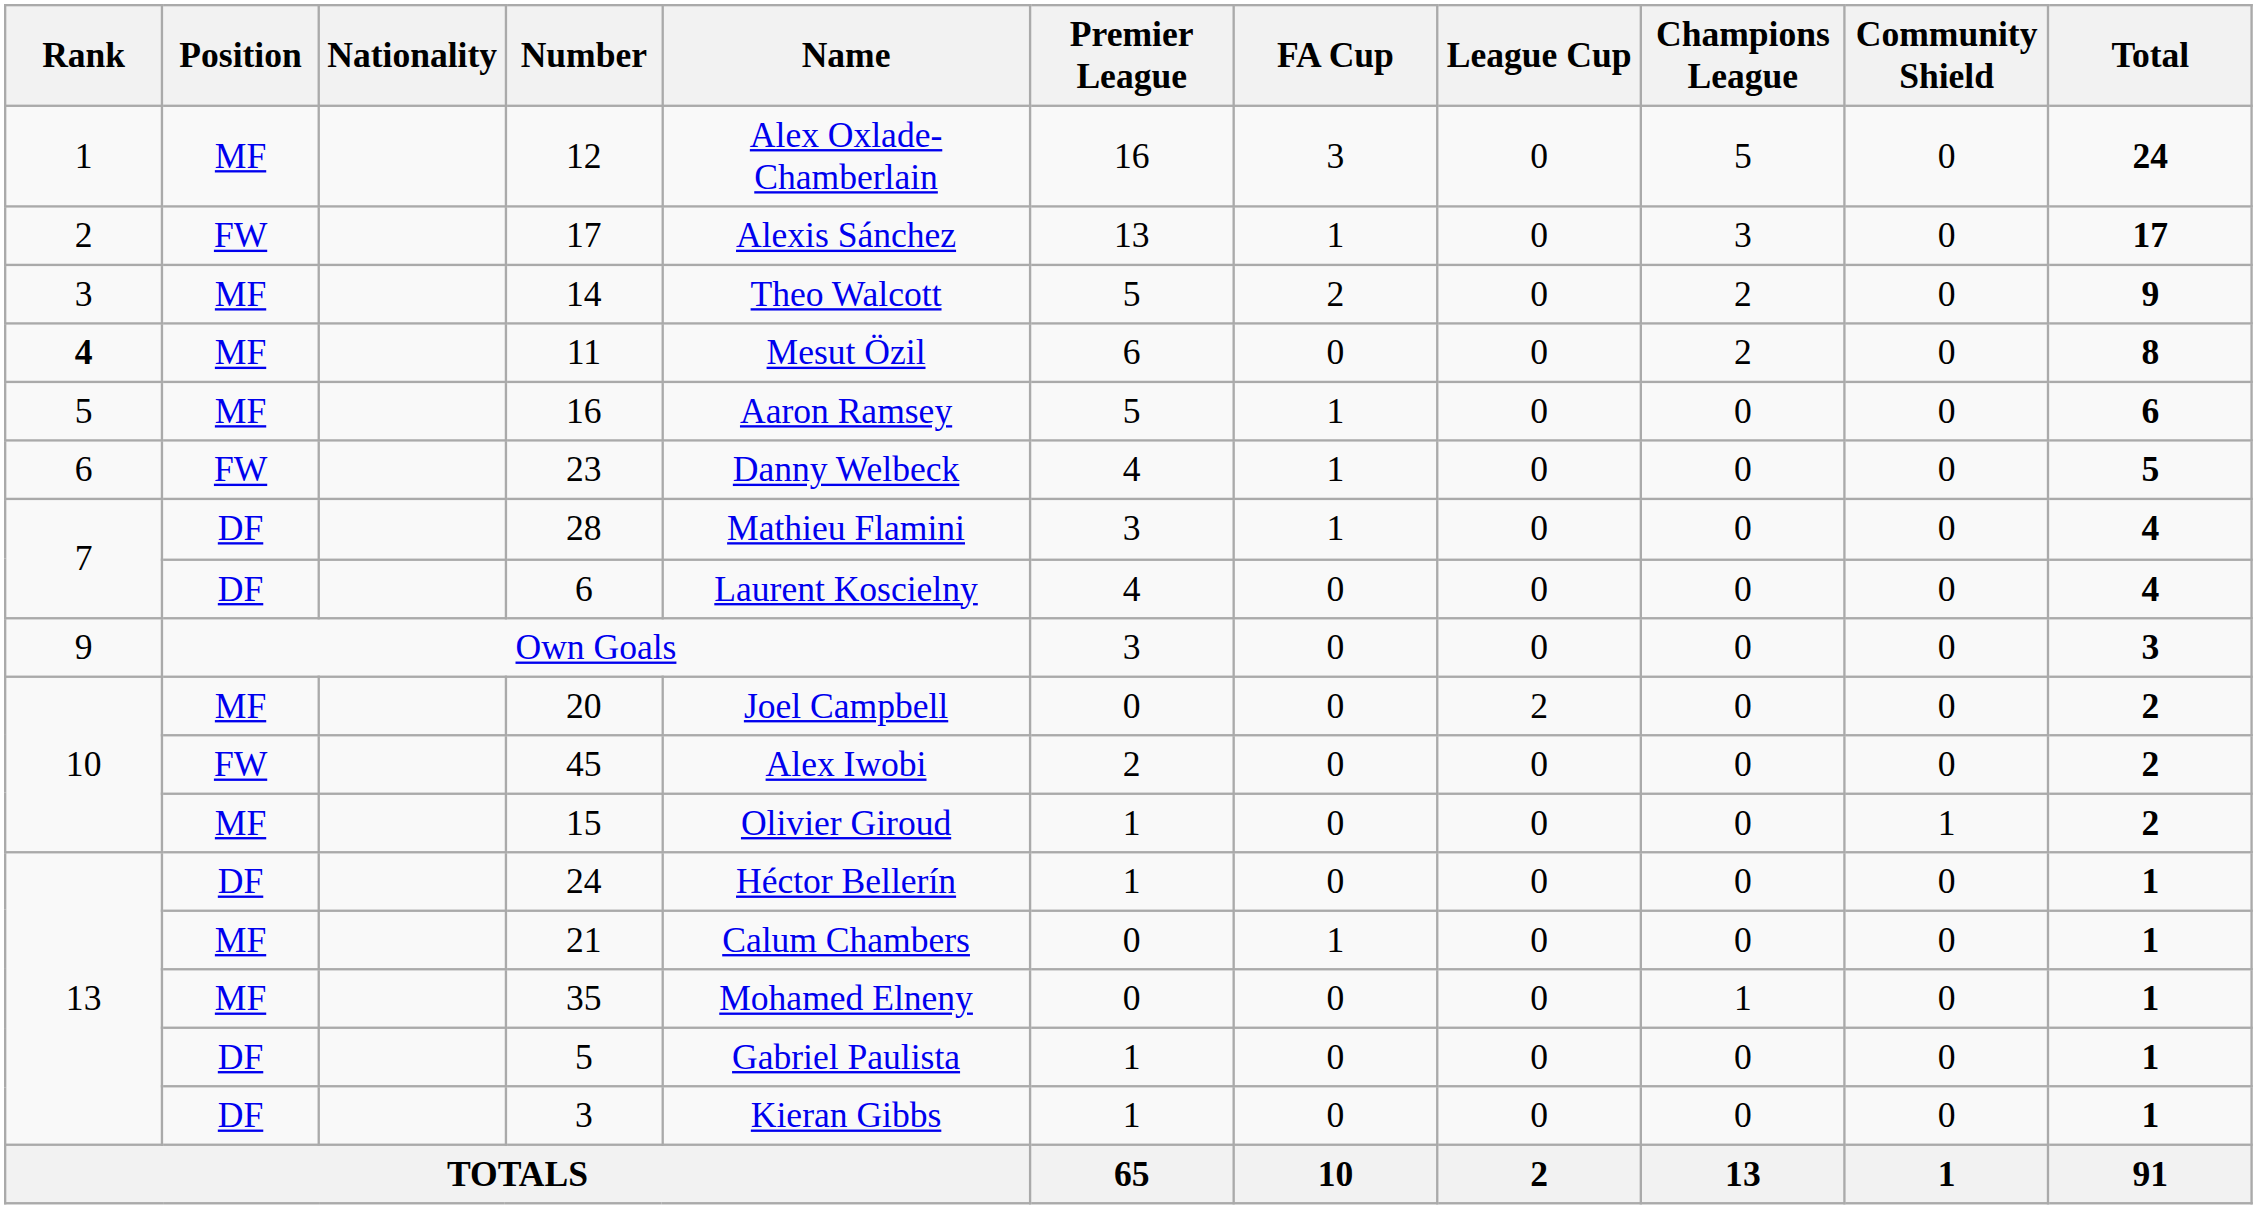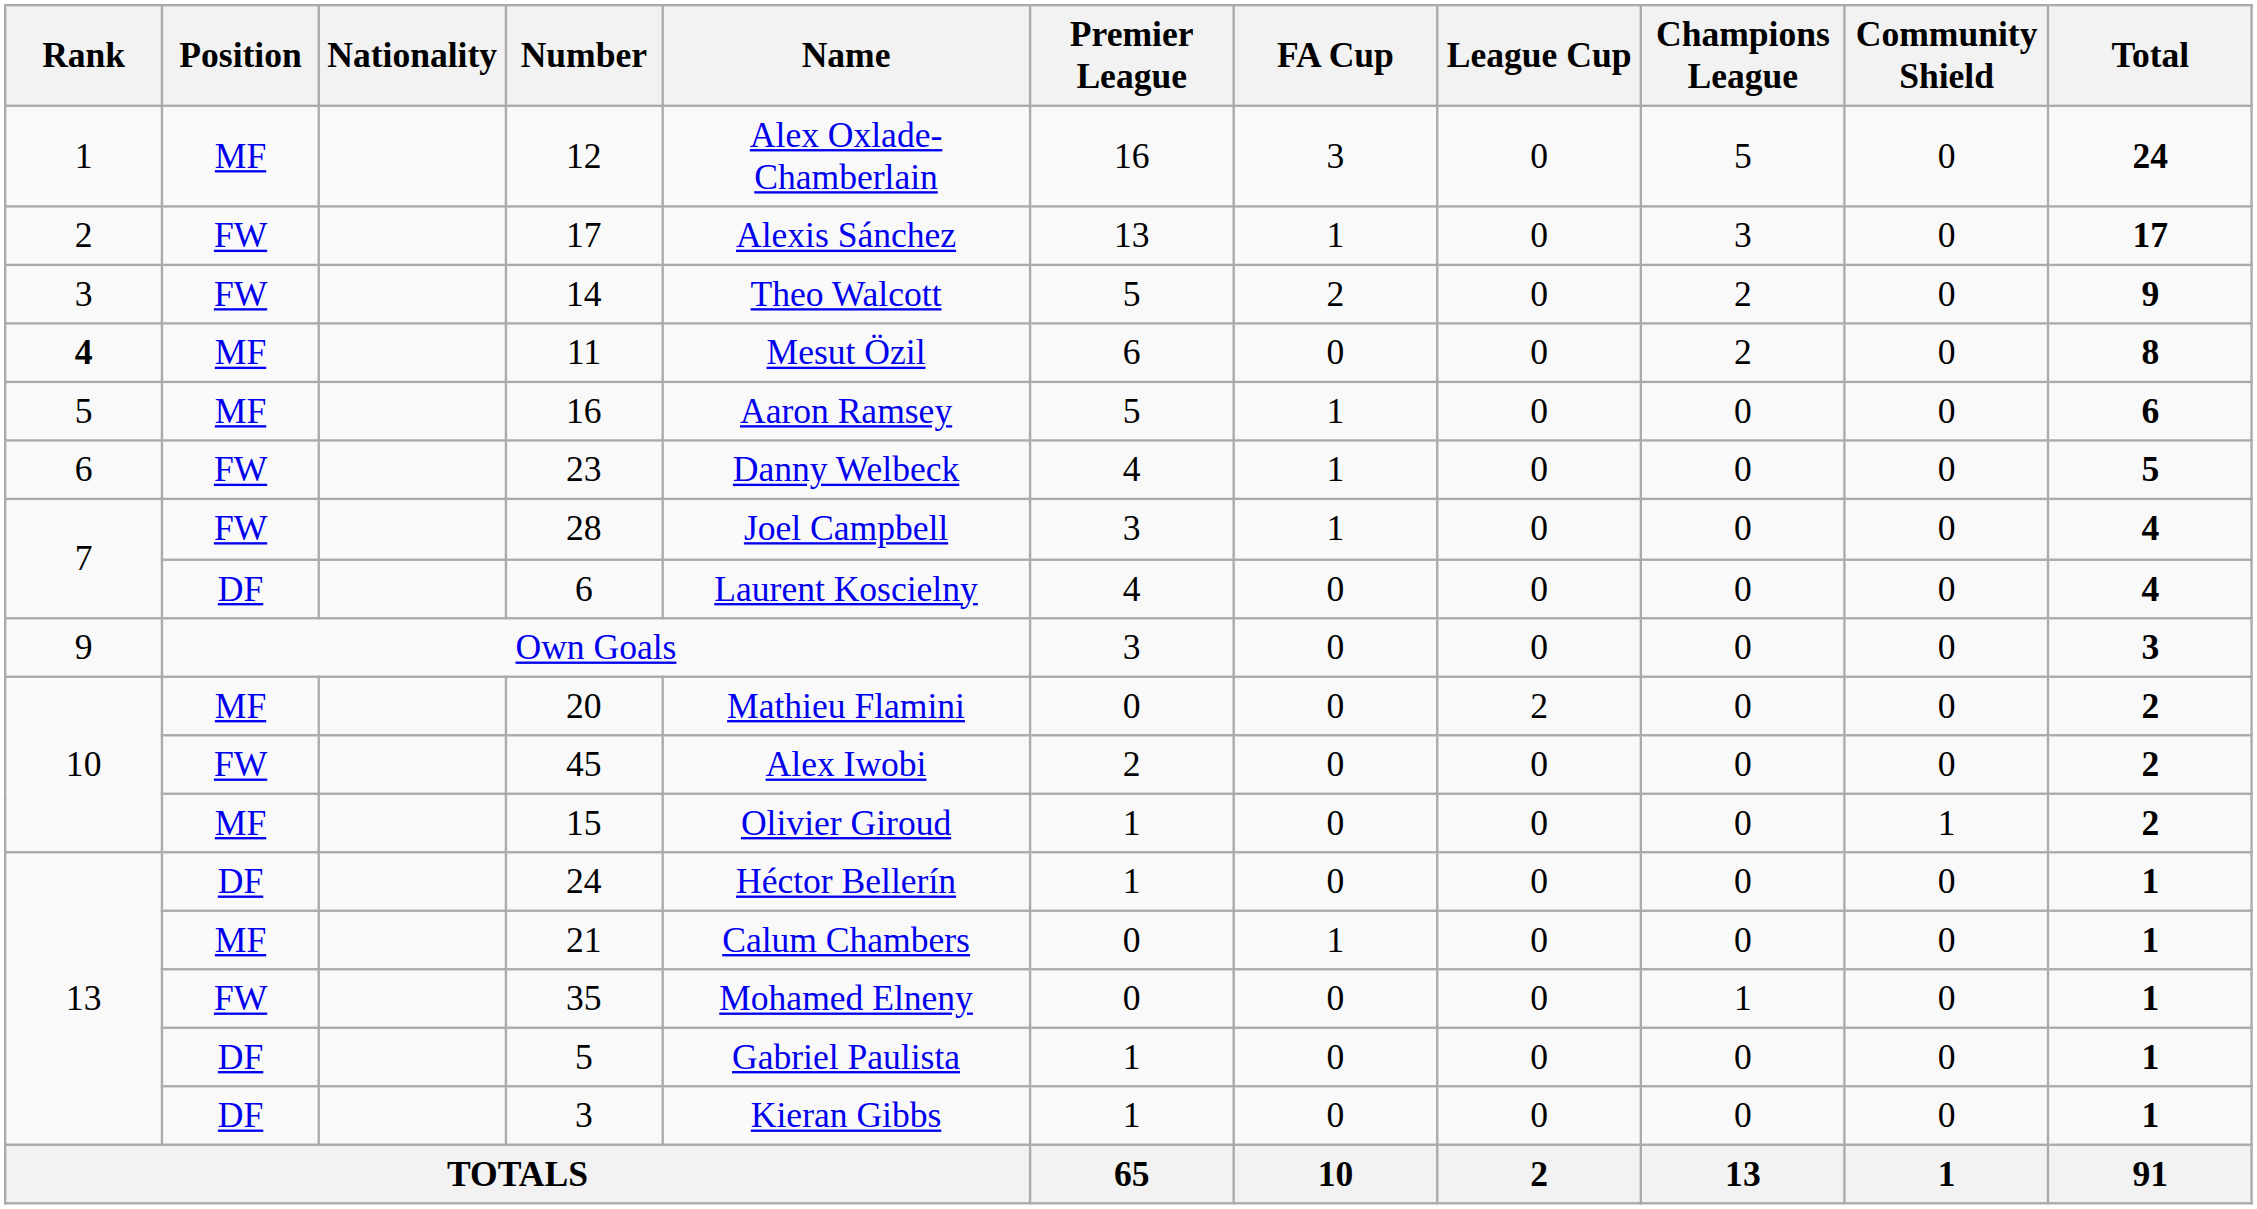(241, 294) MF -> (241, 294) FW
(241, 528) DF -> (241, 528) FW
(846, 528) Mathieu Flamini -> (846, 528) Joel Campbell
(846, 704) Joel Campbell -> (846, 704) Mathieu Flamini
(241, 997) MF -> (241, 997) FW
